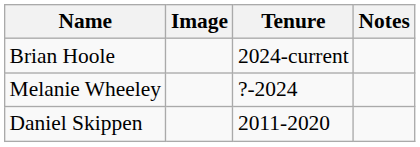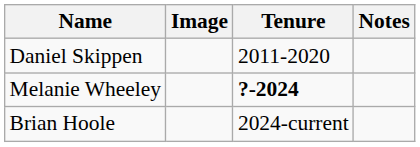rows swapped: (76, 123) <-> (62, 55)
(268, 89) normal -> (268, 89) bold
